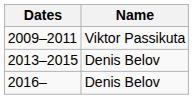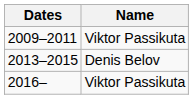(122, 82) Denis Belov -> (135, 82) Viktor Passikuta
